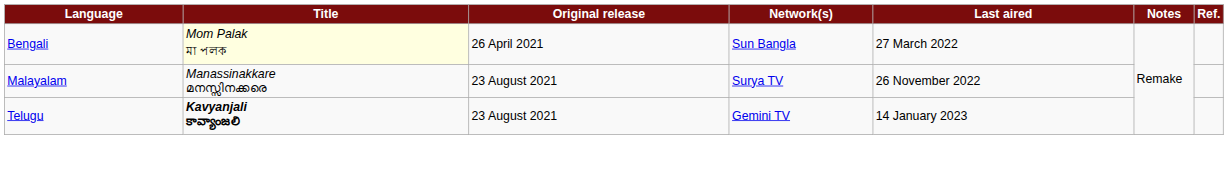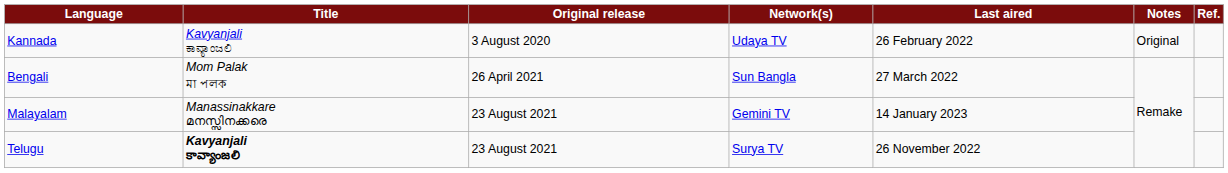+ row: (32, 40)
(217, 42) lightyellow background -> (217, 75) no background
(758, 81) Surya TV -> (761, 114) Gemini TV
(928, 81) 26 November 2022 -> (922, 114) 14 January 2023
(761, 116) Gemini TV -> (758, 149) Surya TV
(922, 116) 14 January 2023 -> (928, 149) 26 November 2022
